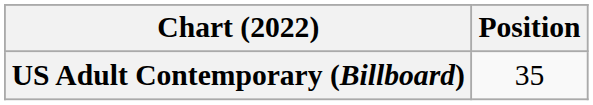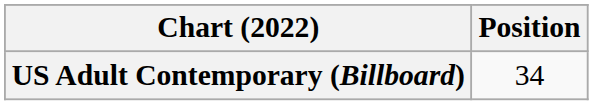(529, 74) 35 -> (529, 74) 34
